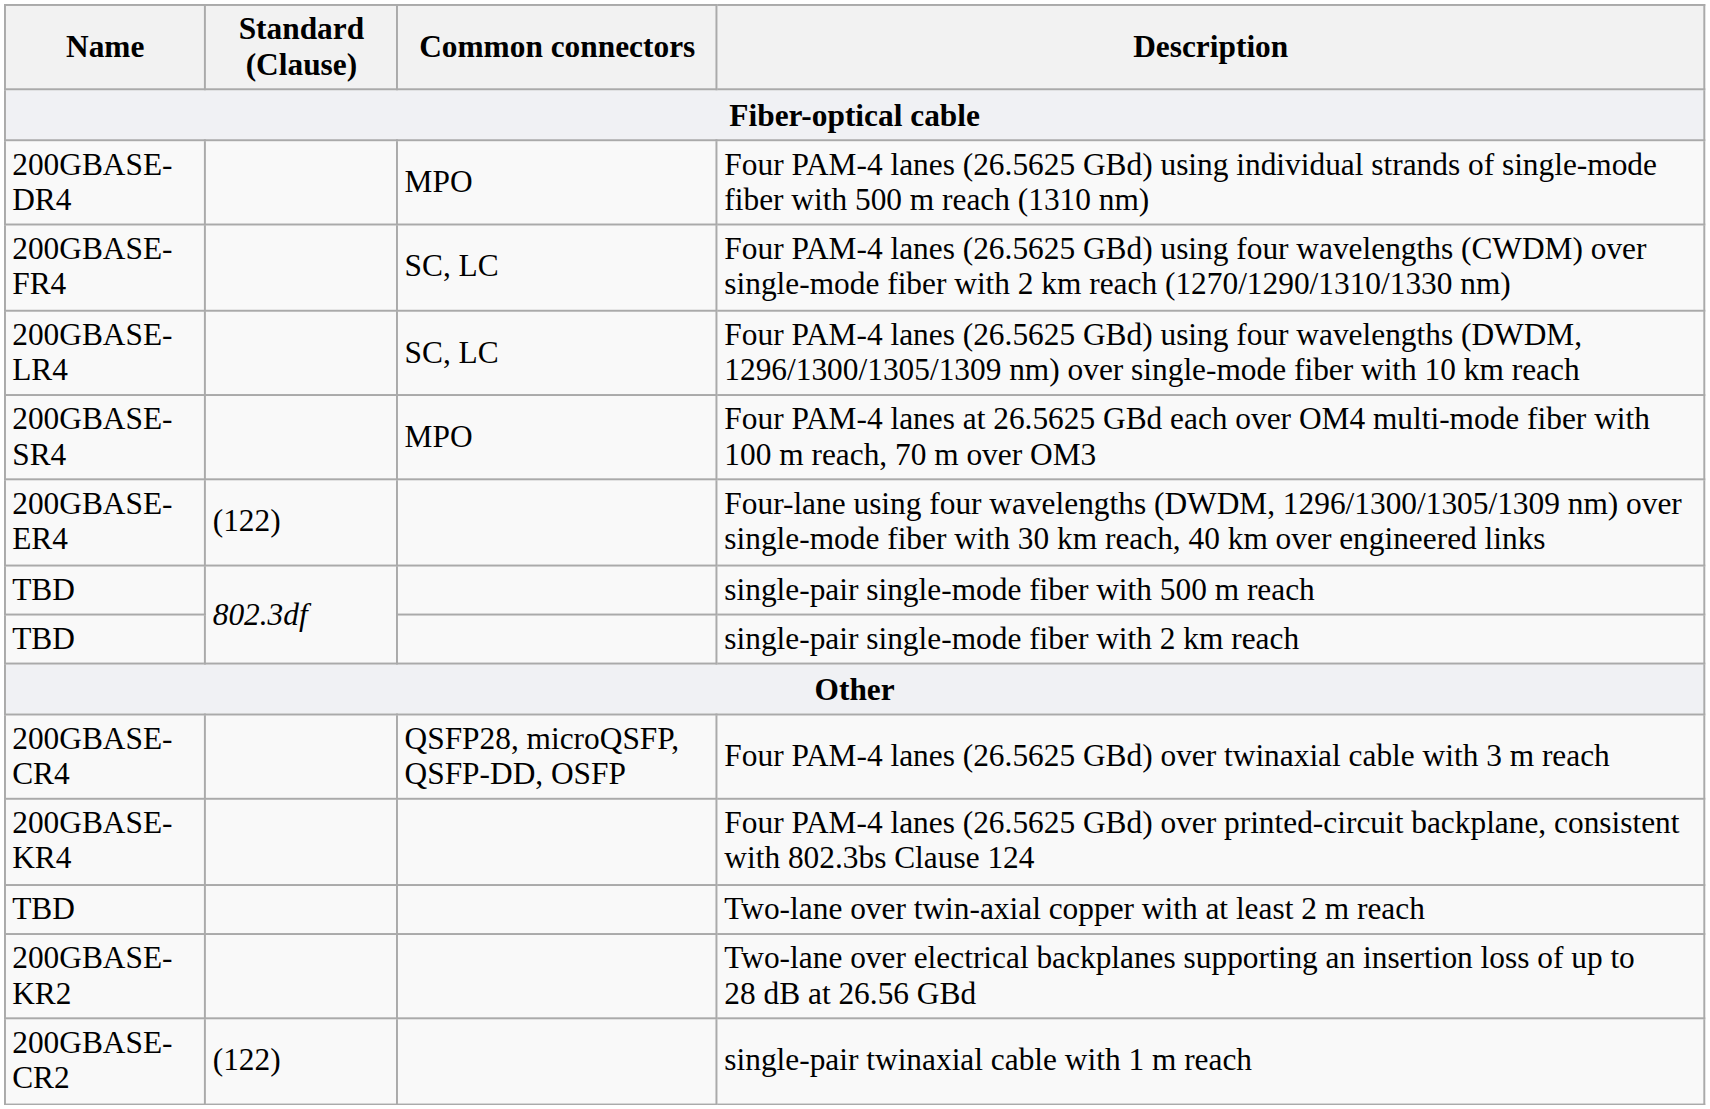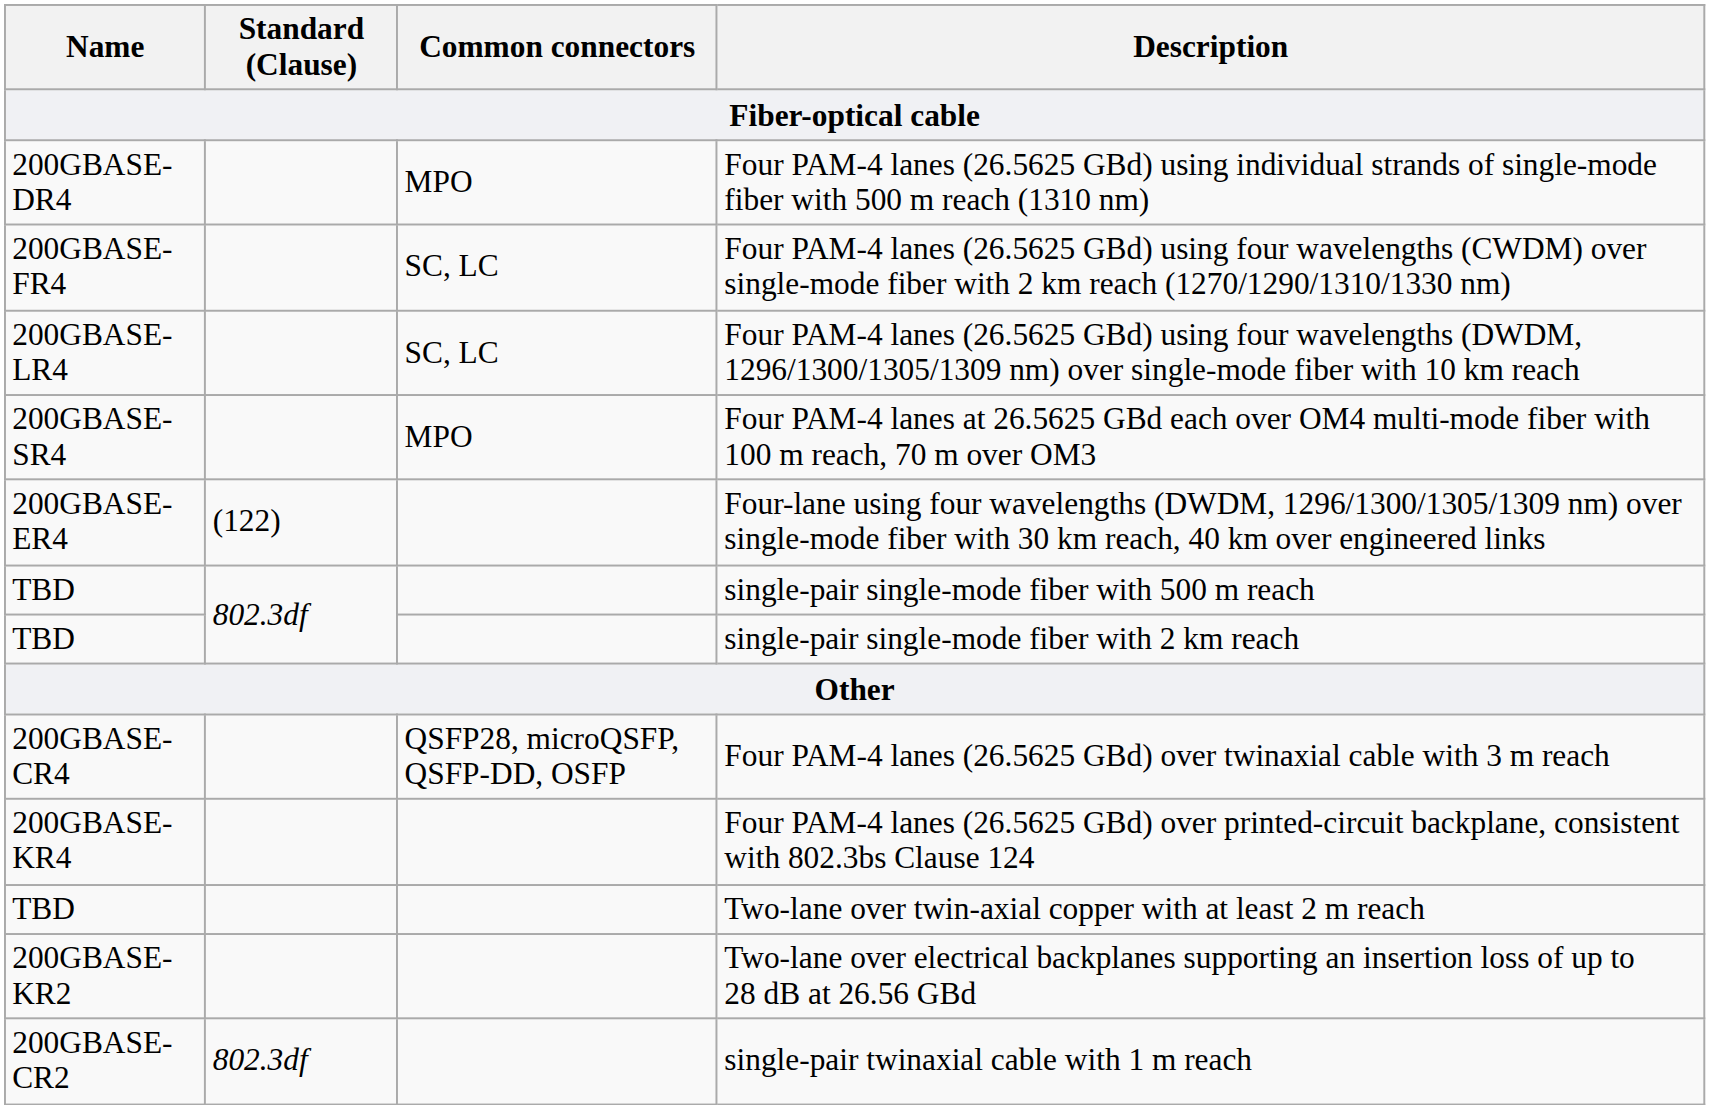(247, 1060) (122) -> (260, 1060) 802.3df
